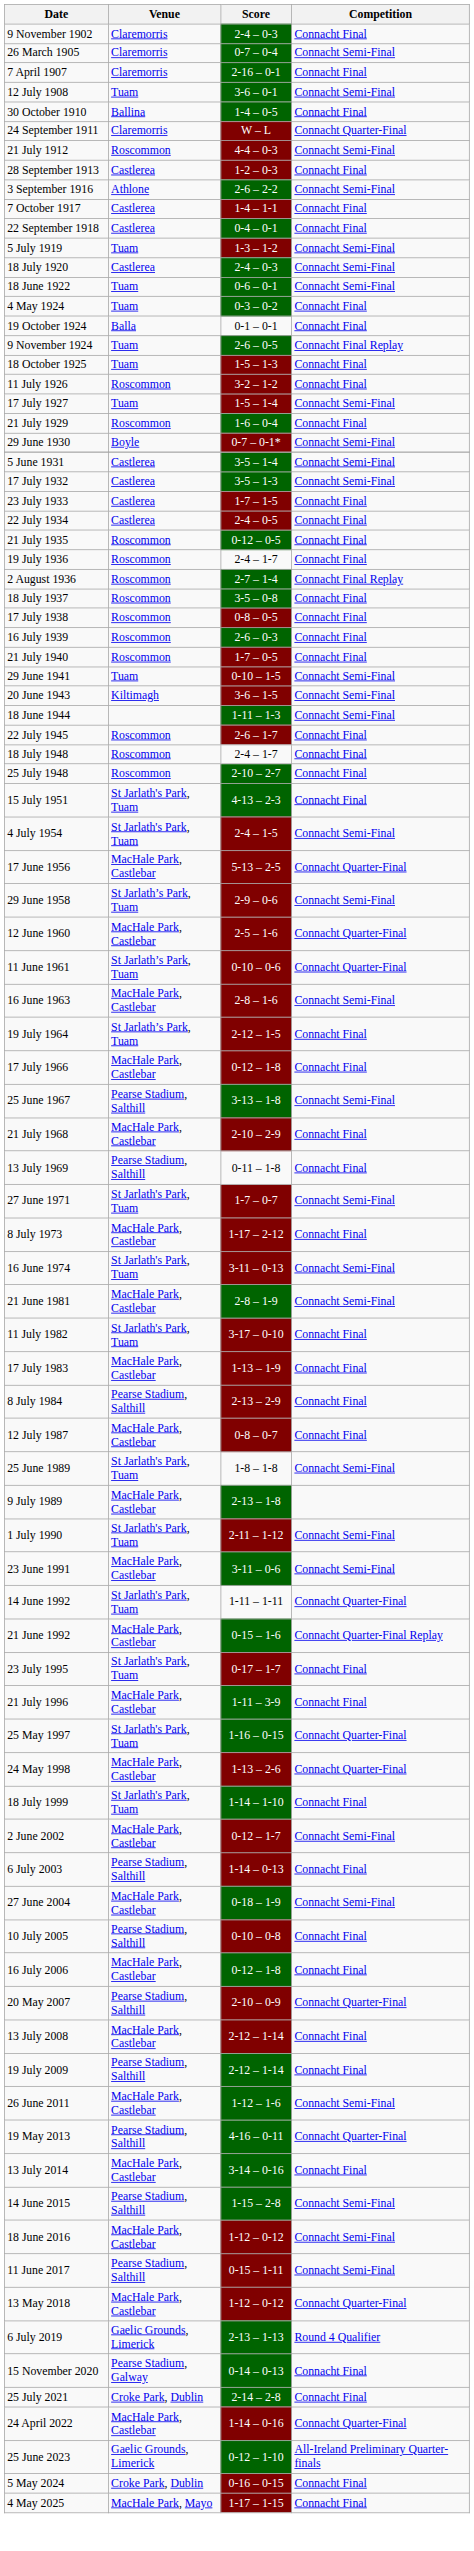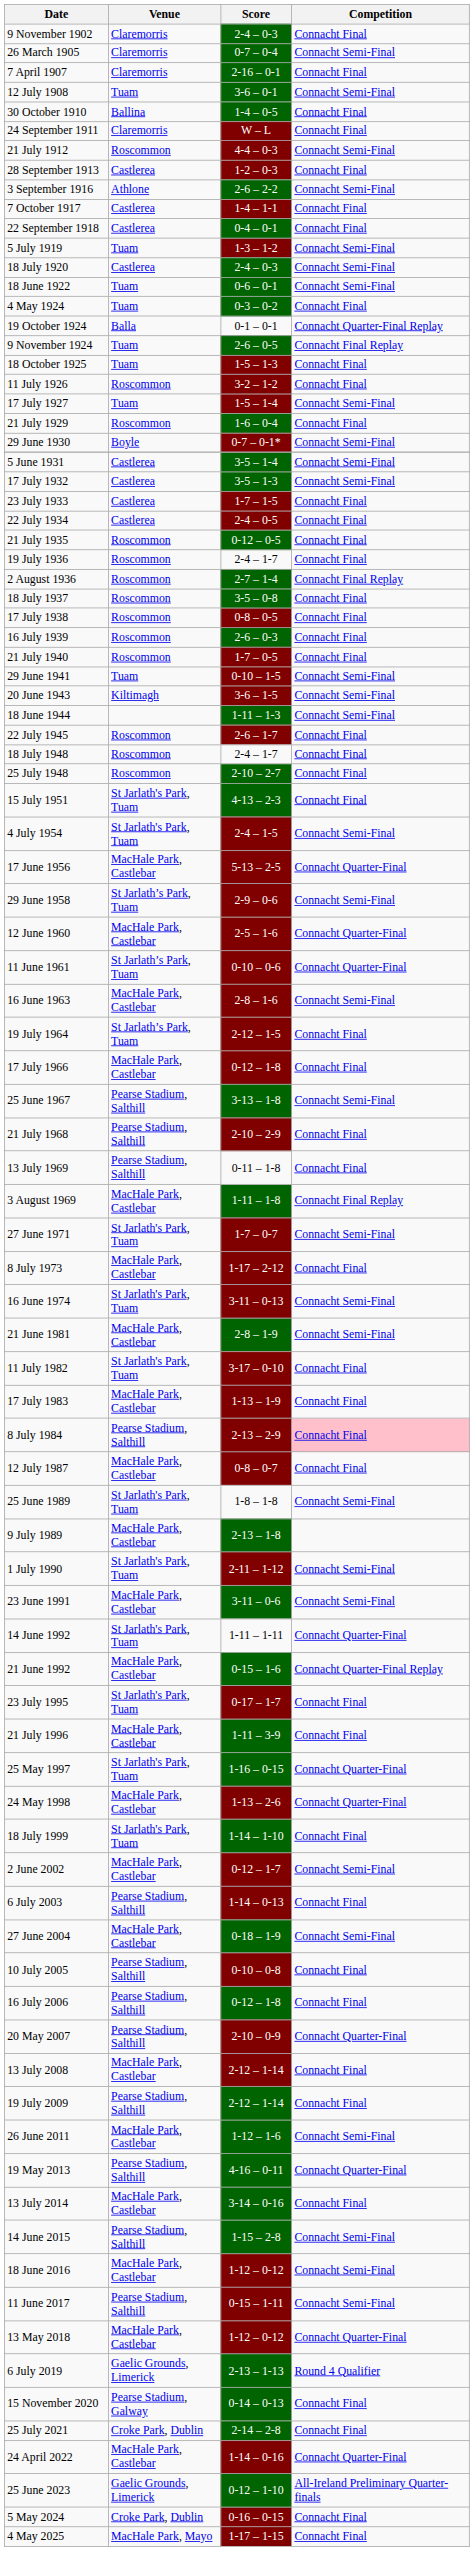(350, 131) Connacht Quarter-Final -> (331, 131) Connacht Final
(331, 326) Connacht Final -> (369, 326) Connacht Quarter-Final Replay
(147, 1134) MacHale Park, Castlebar -> (149, 1134) Pearse Stadium, Salthill
+ row: (42, 1201)
(331, 1402) no background -> (331, 1435) pink background
(147, 1970) MacHale Park, Castlebar -> (149, 2003) Pearse Stadium, Salthill
